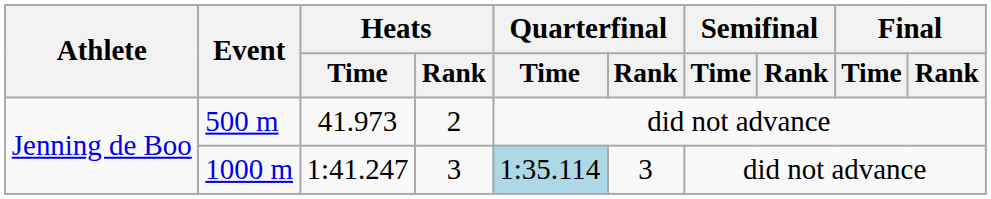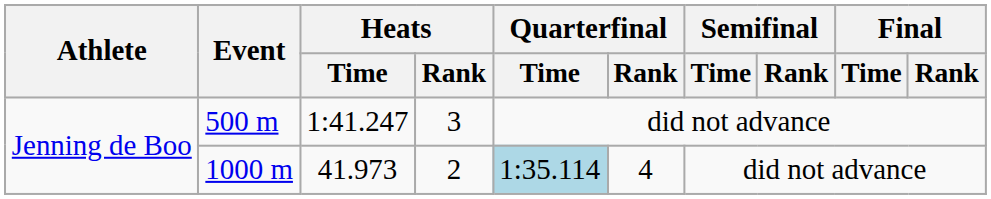(358, 121) 41.973 -> (358, 121) 1:41.247
(454, 121) 2 -> (454, 121) 3
(358, 169) 1:41.247 -> (358, 169) 41.973
(454, 169) 3 -> (454, 169) 2
(646, 169) 3 -> (646, 169) 4
